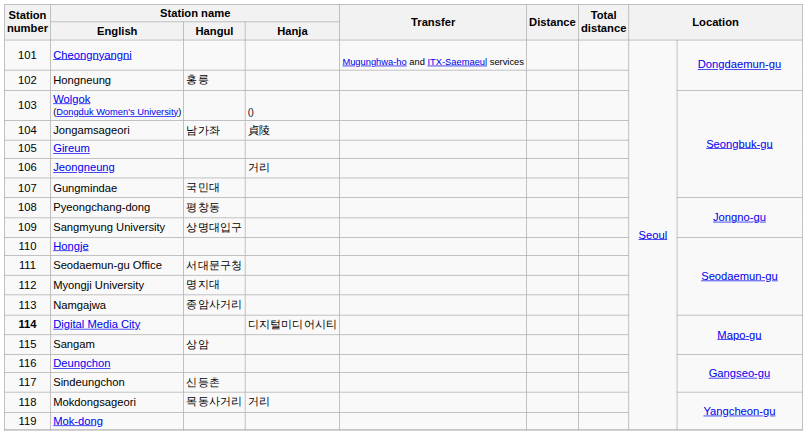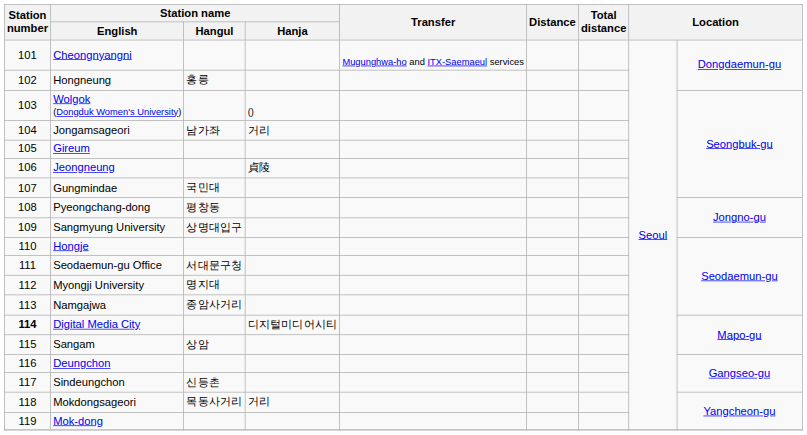(259, 130) 貞陵 -> (259, 130) 거리
(259, 167) 거리 -> (259, 167) 貞陵
